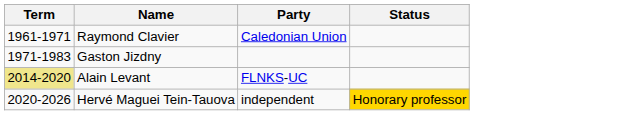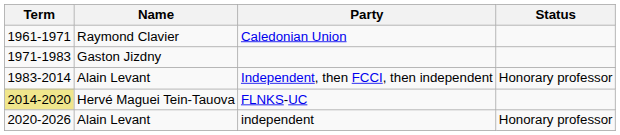+ row: (367, 78)
(114, 78) Alain Levant -> (156, 99) Hervé Maguei Tein-Tauova
(156, 99) Hervé Maguei Tein-Tauova -> (114, 120) Alain Levant
(409, 99) gold background -> (556, 120) no background
